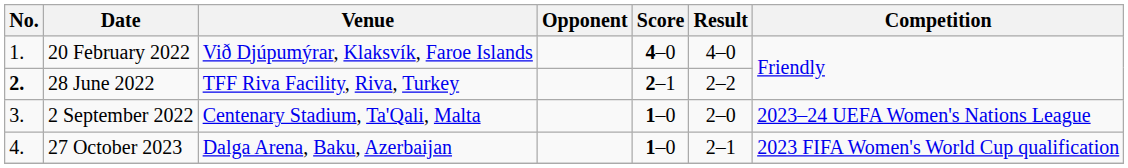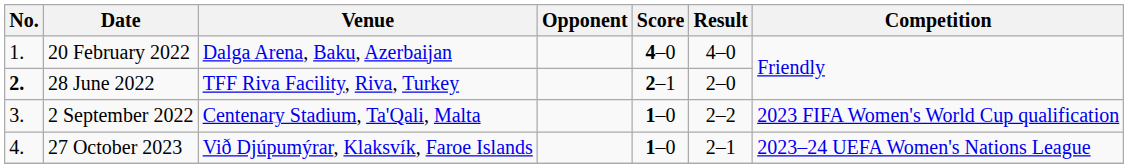(368, 52) Við Djúpumýrar, Klaksvík, Faroe Islands -> (327, 52) Dalga Arena, Baku, Azerbaijan
(721, 83) 2–2 -> (721, 83) 2–0
(721, 115) 2–0 -> (721, 115) 2–2
(924, 115) 2023–24 UEFA Women's Nations League -> (938, 115) 2023 FIFA Women's World Cup qualification
(327, 147) Dalga Arena, Baku, Azerbaijan -> (368, 147) Við Djúpumýrar, Klaksvík, Faroe Islands
(938, 147) 2023 FIFA Women's World Cup qualification -> (924, 147) 2023–24 UEFA Women's Nations League
